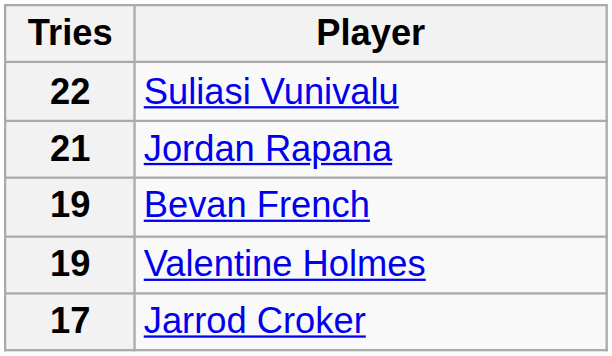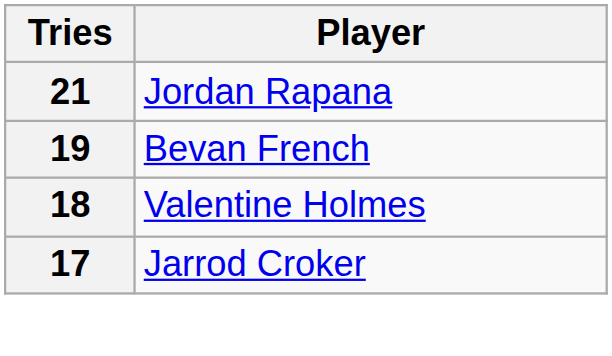- row: (271, 90)
(70, 263) 19 -> (70, 206) 18
